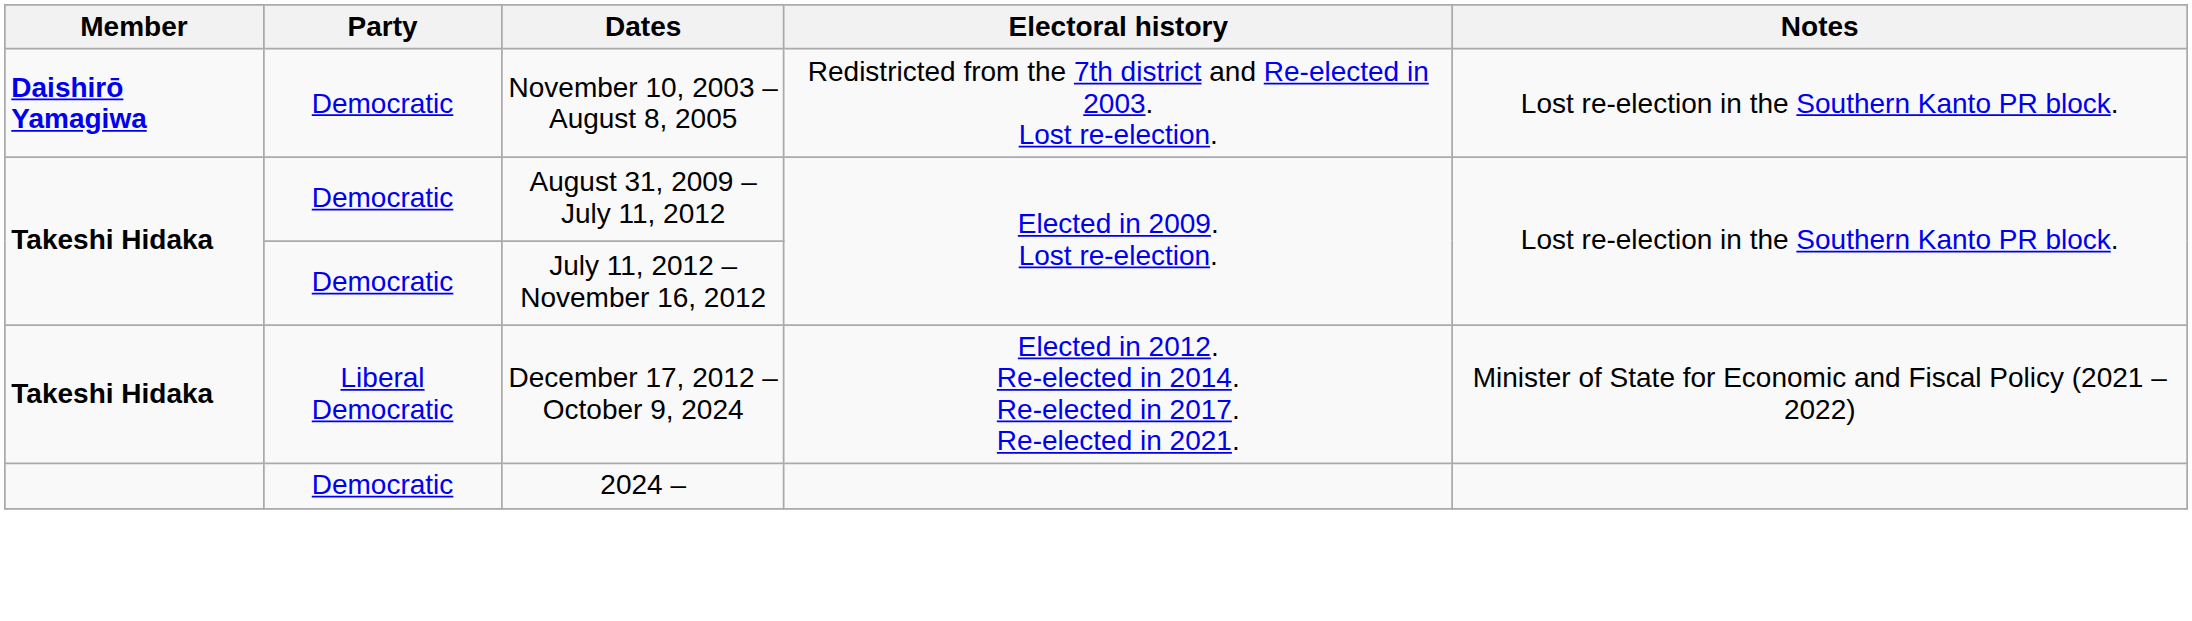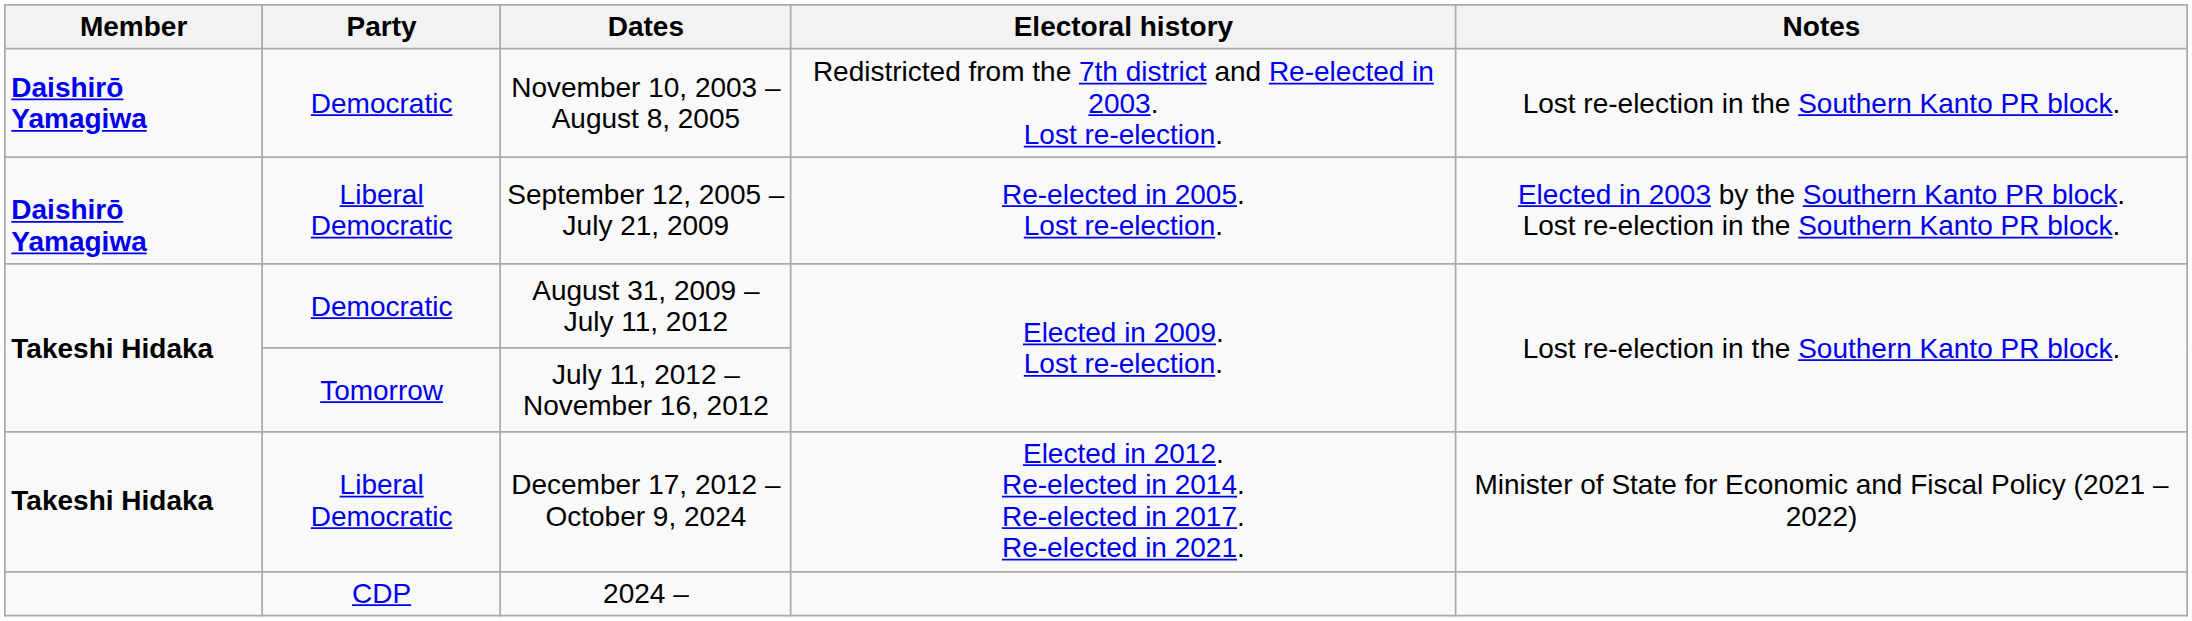+ row: (646, 210)
(383, 282) Democratic -> (382, 389) Tomorrow
(383, 485) Democratic -> (382, 592) CDP
